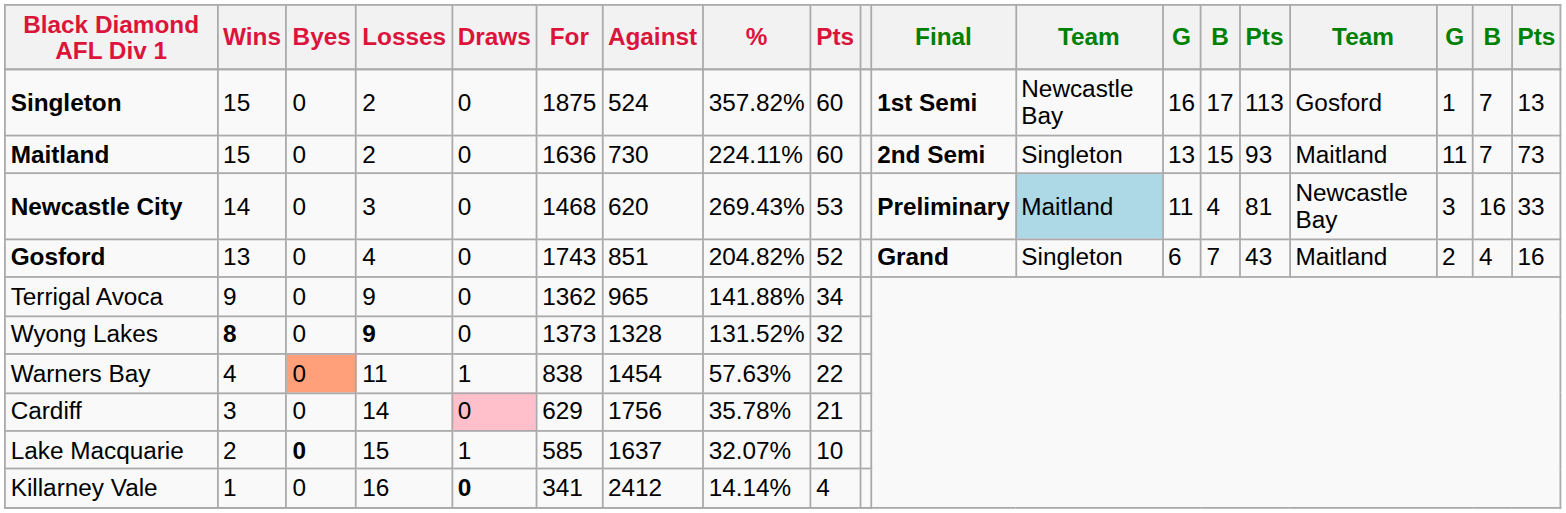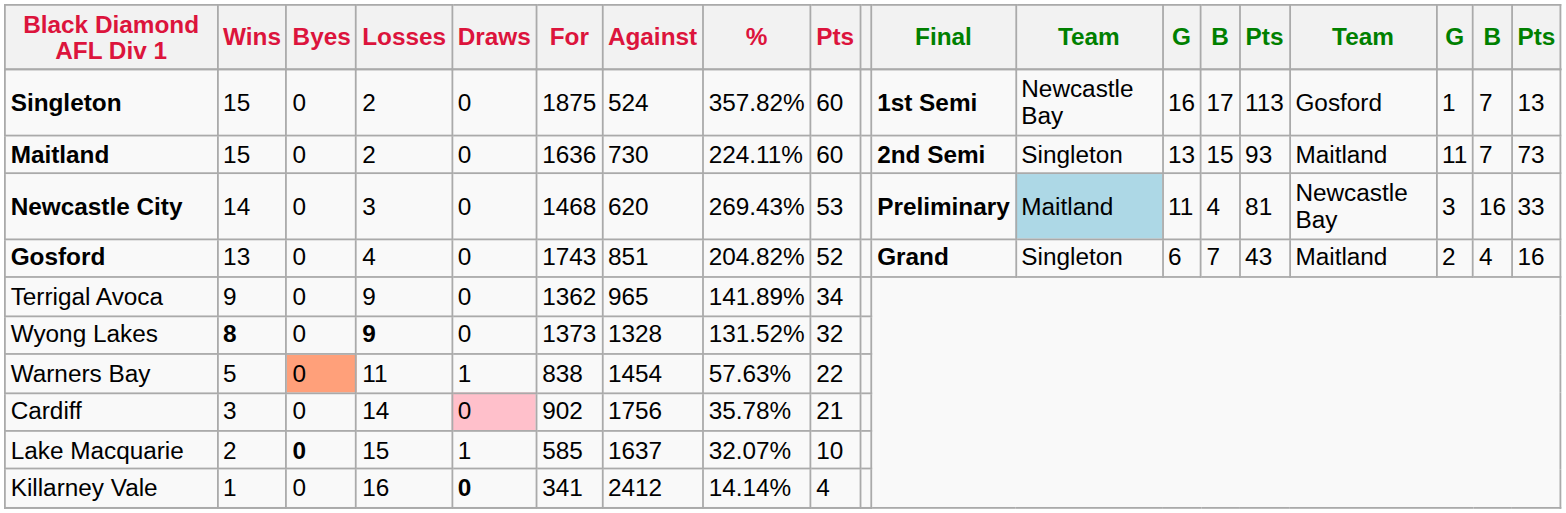(757, 296) 141.88% -> (757, 296) 141.89%
(230, 373) 4 -> (230, 373) 5
(563, 411) 629 -> (563, 411) 902
